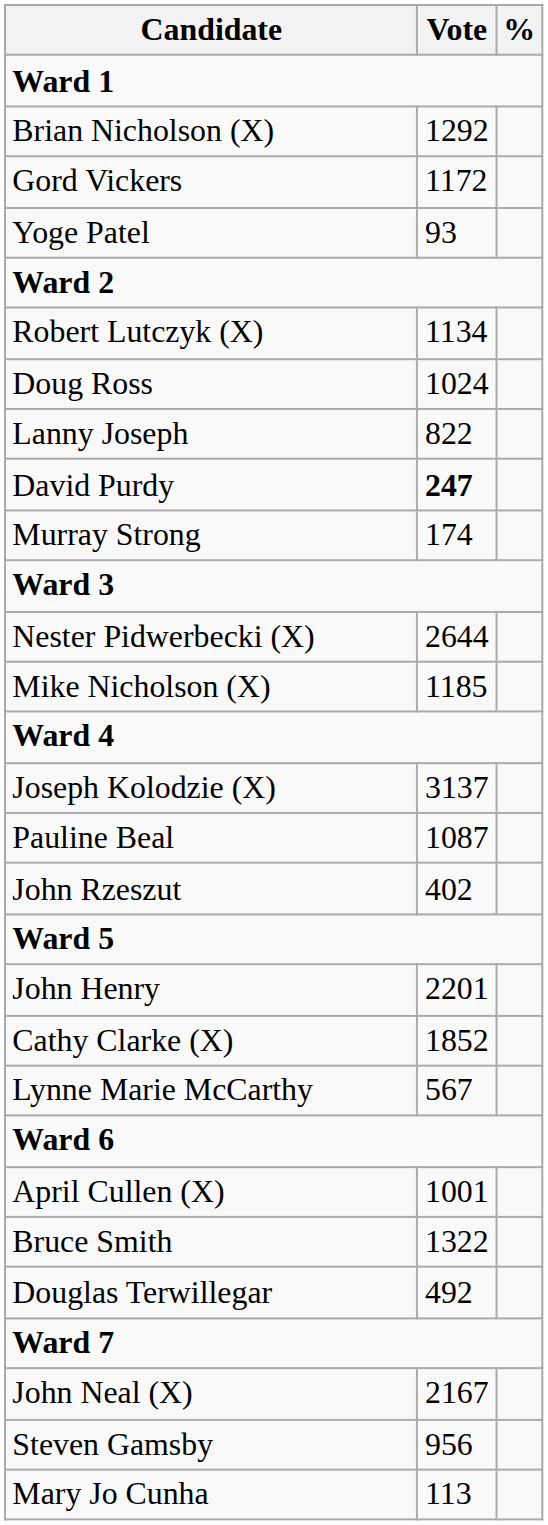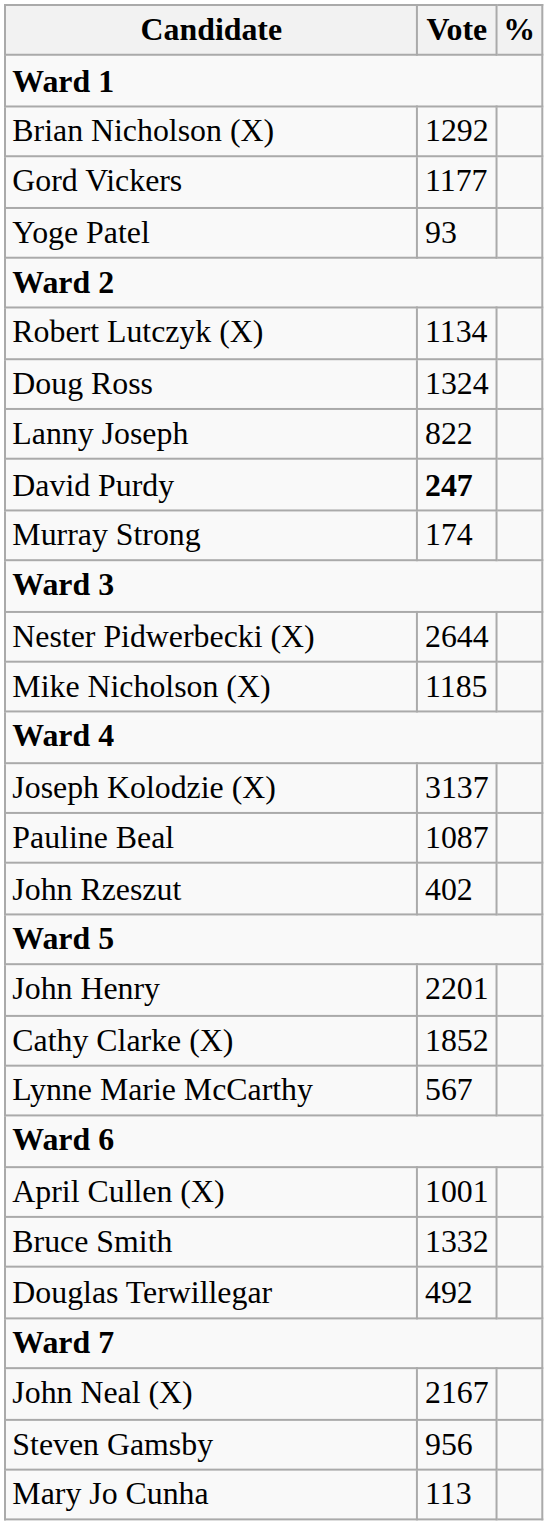(456, 181) 1172 -> (456, 181) 1177
(457, 383) 1024 -> (457, 383) 1324
(457, 1241) 1322 -> (457, 1241) 1332
